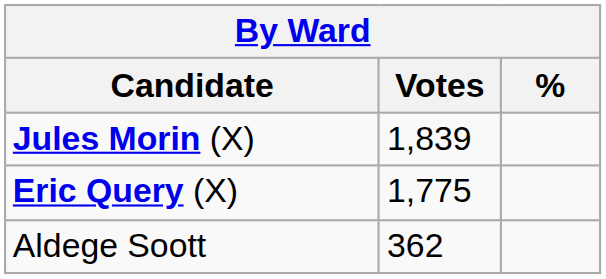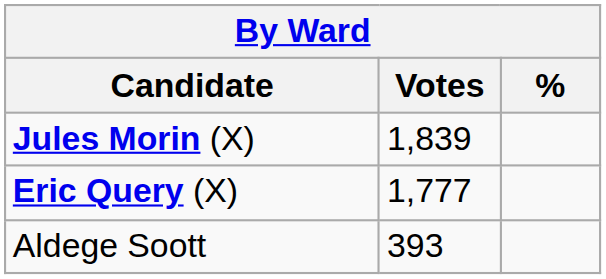(429, 191) 1,775 -> (429, 191) 1,777
(415, 245) 362 -> (415, 245) 393
